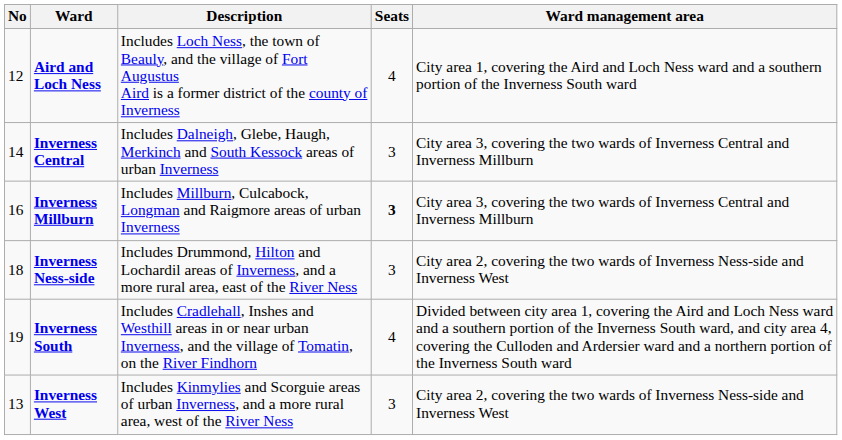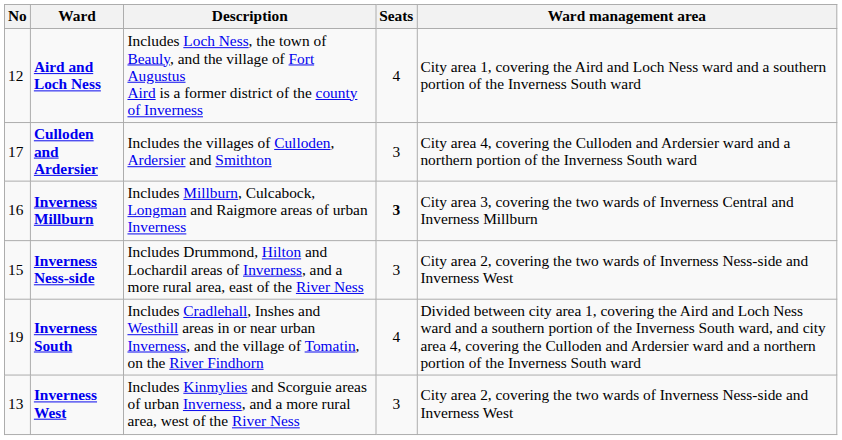+ row: (66, 151)
- row: (65, 151)
(16, 269) 18 -> (16, 269) 15
